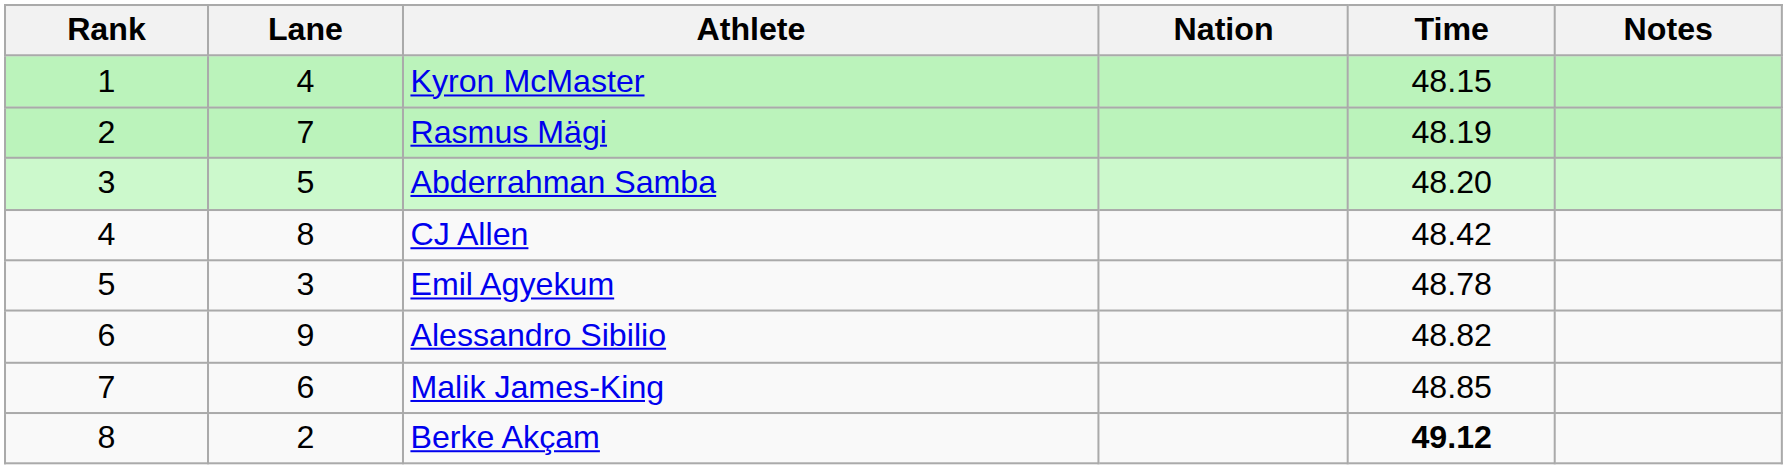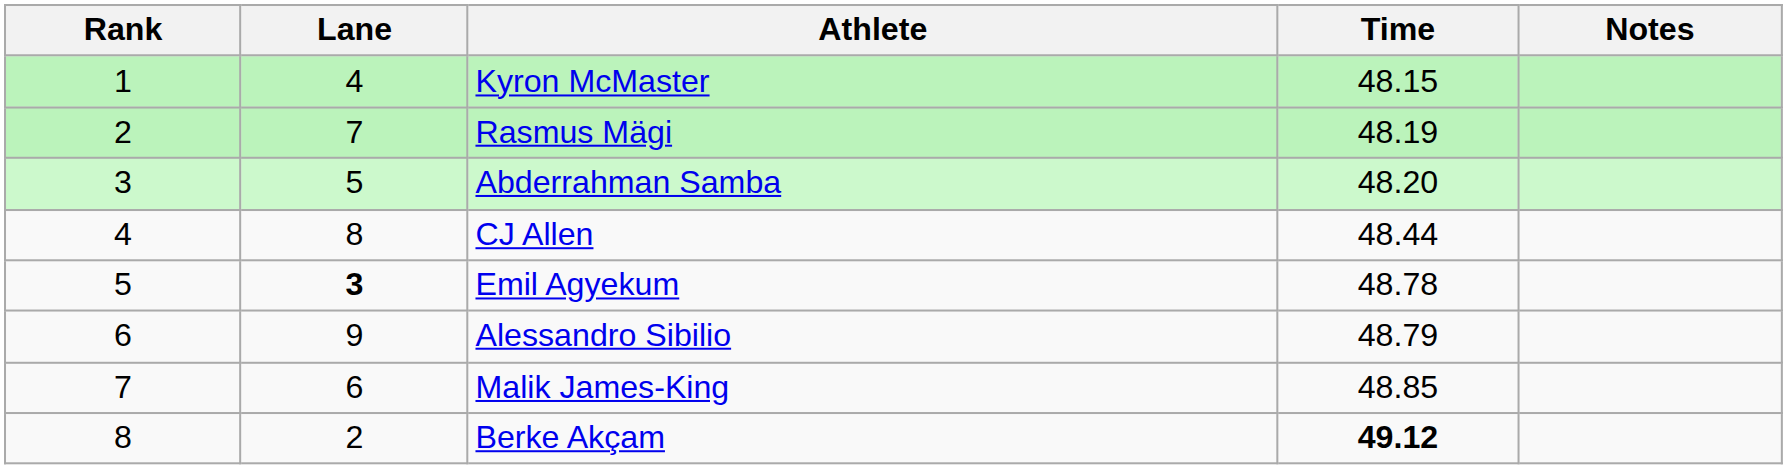- column: (1224, 30)
(1452, 234) 48.42 -> (1398, 234) 48.44
(305, 285) normal -> (355, 285) bold
(1452, 336) 48.82 -> (1398, 336) 48.79
